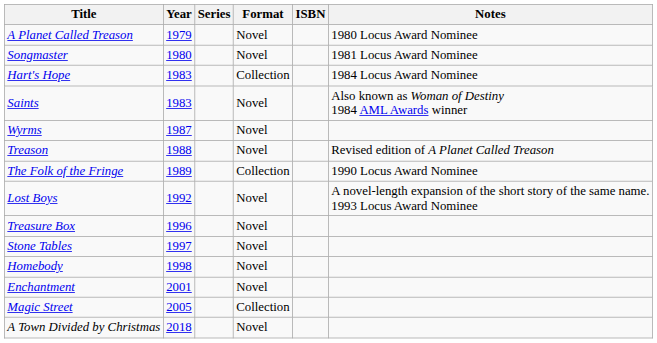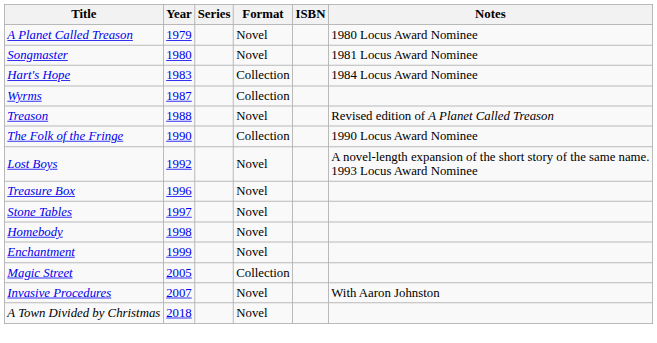- row: (23, 103)
(252, 130) Novel -> (263, 95) Collection
(179, 171) 1989 -> (179, 136) 1990
(179, 287) 2001 -> (179, 252) 1999
+ row: (59, 292)
